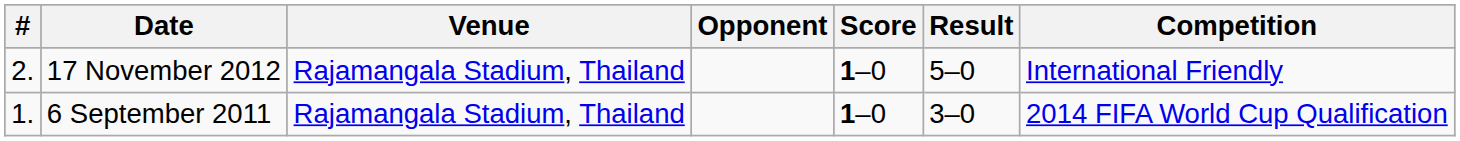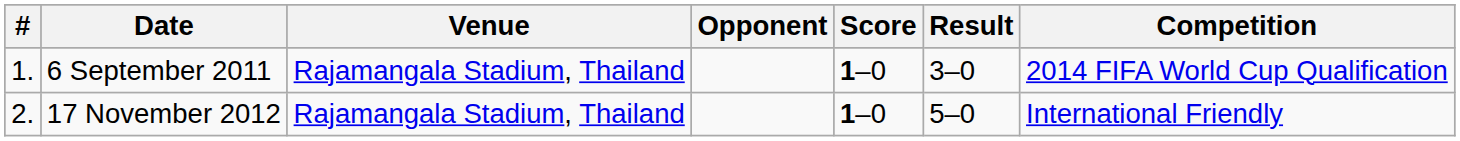rows swapped: (159, 113) <-> (164, 69)
